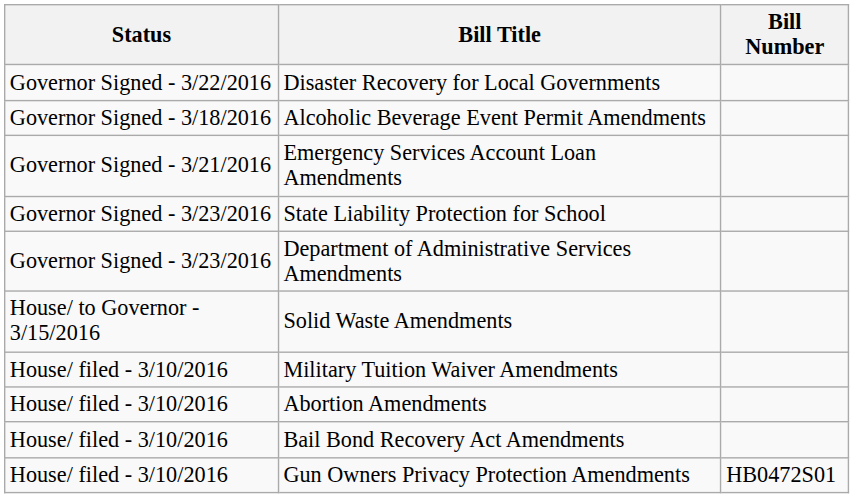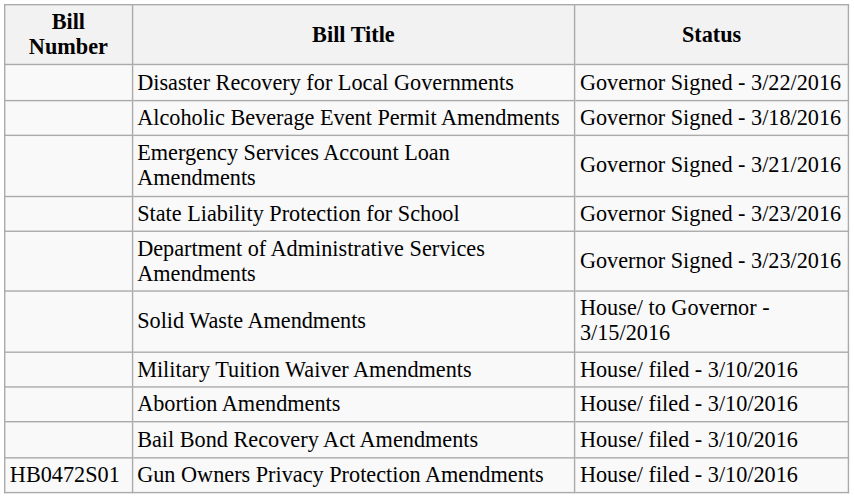columns swapped: (785, 34) <-> (141, 34)
